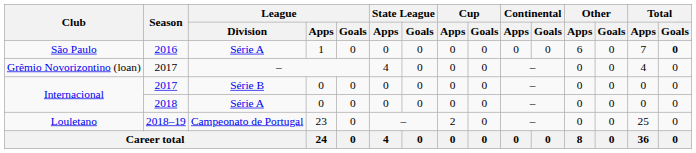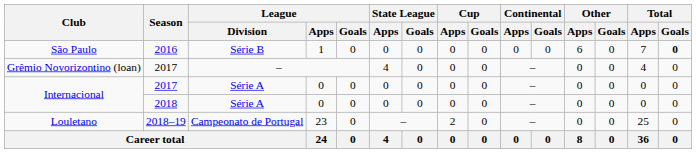(247, 49) Série A -> (247, 49) Série B
(247, 85) Série B -> (247, 85) Série A
